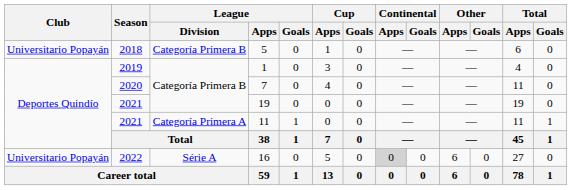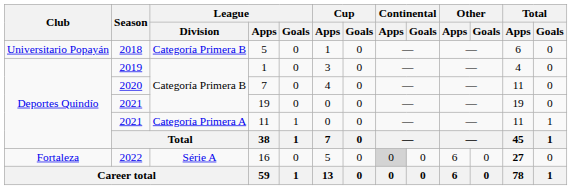(58, 157) Universitario Popayán -> (58, 157) Fortaleza
(518, 157) normal -> (518, 157) bold
